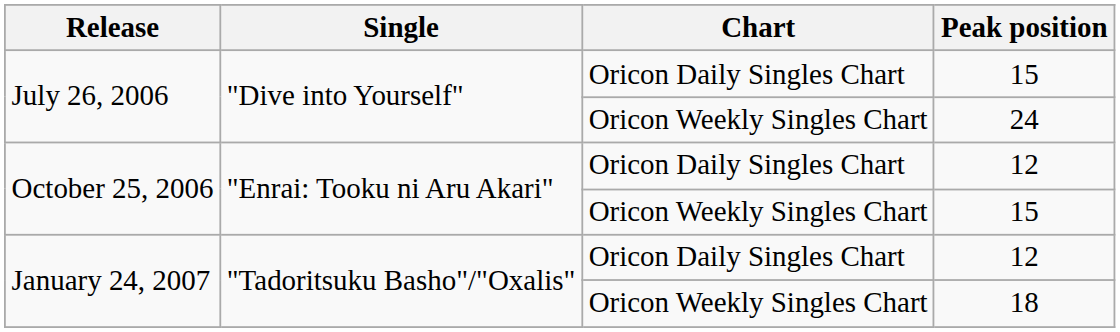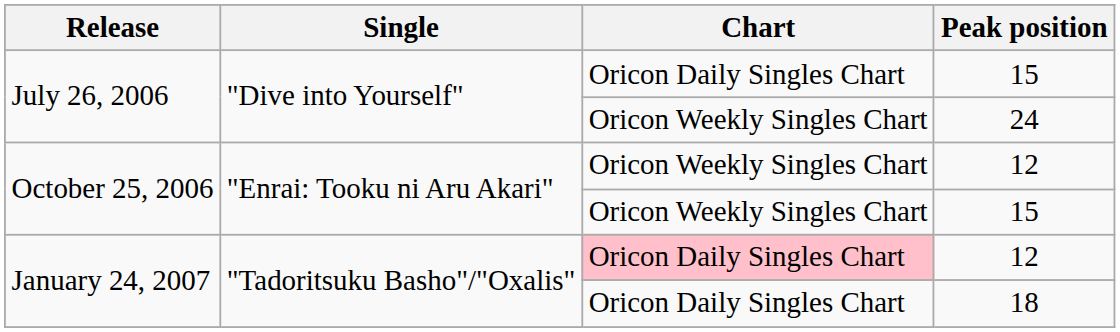(747, 165) Oricon Daily Singles Chart -> (758, 165) Oricon Weekly Singles Chart
(747, 257) no background -> (747, 257) pink background
(758, 303) Oricon Weekly Singles Chart -> (747, 303) Oricon Daily Singles Chart
